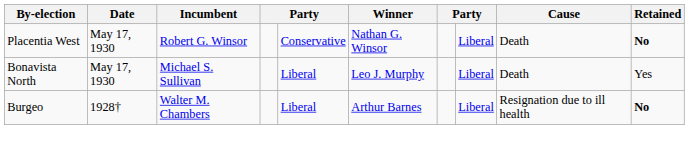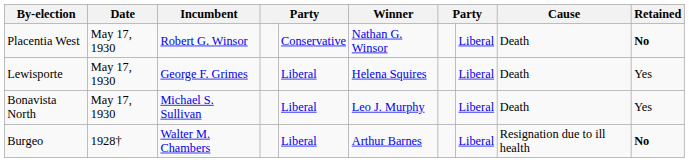+ row: (35, 74)
